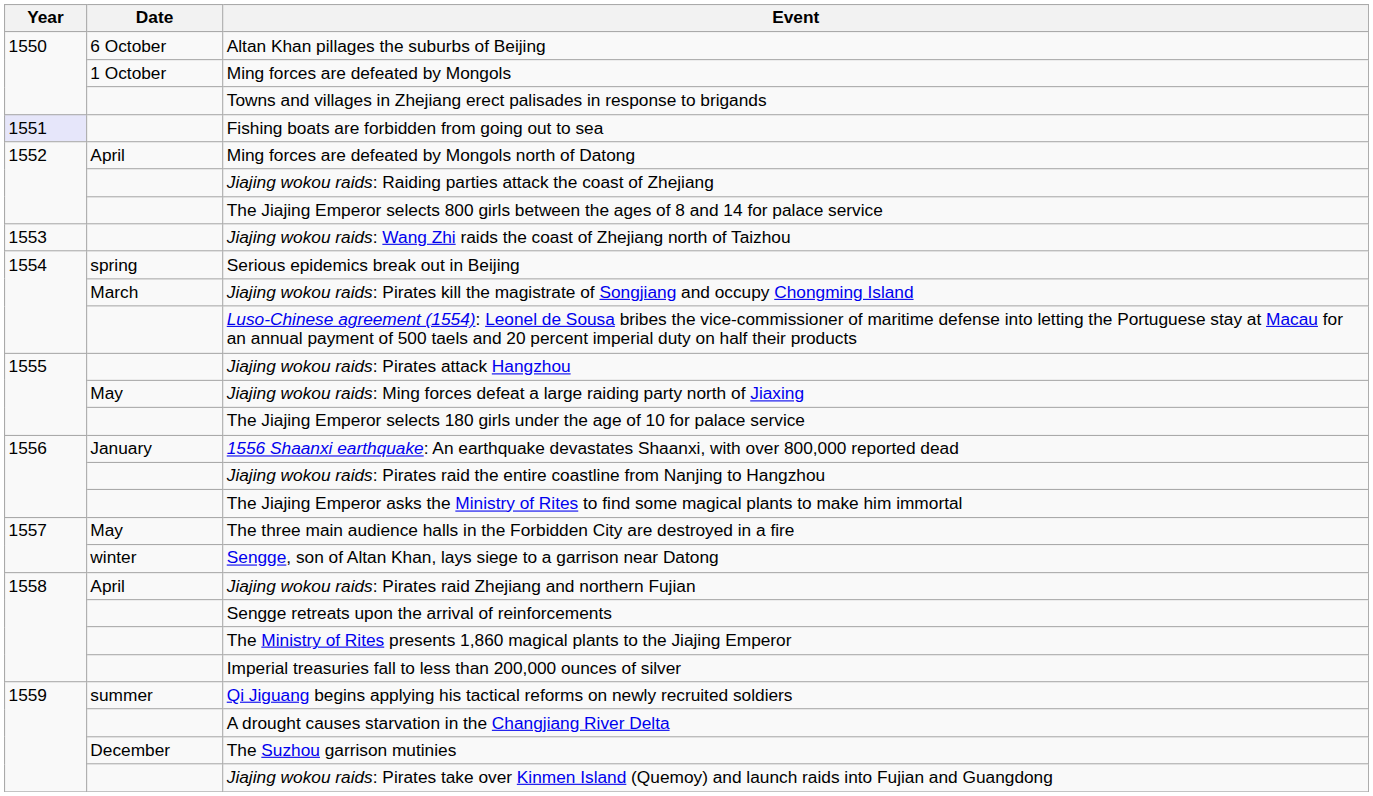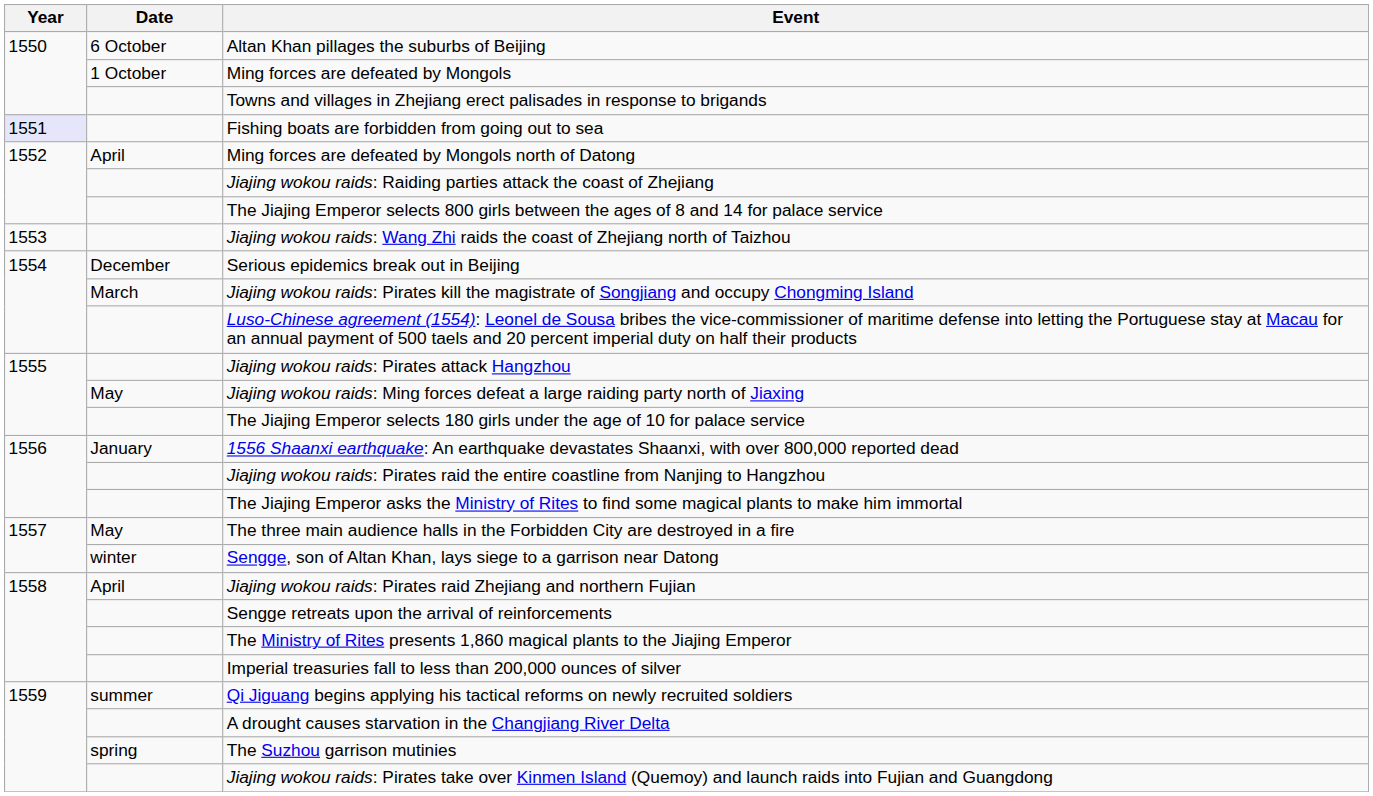(114, 264) spring -> (130, 264) December
(130, 750) December -> (114, 750) spring
